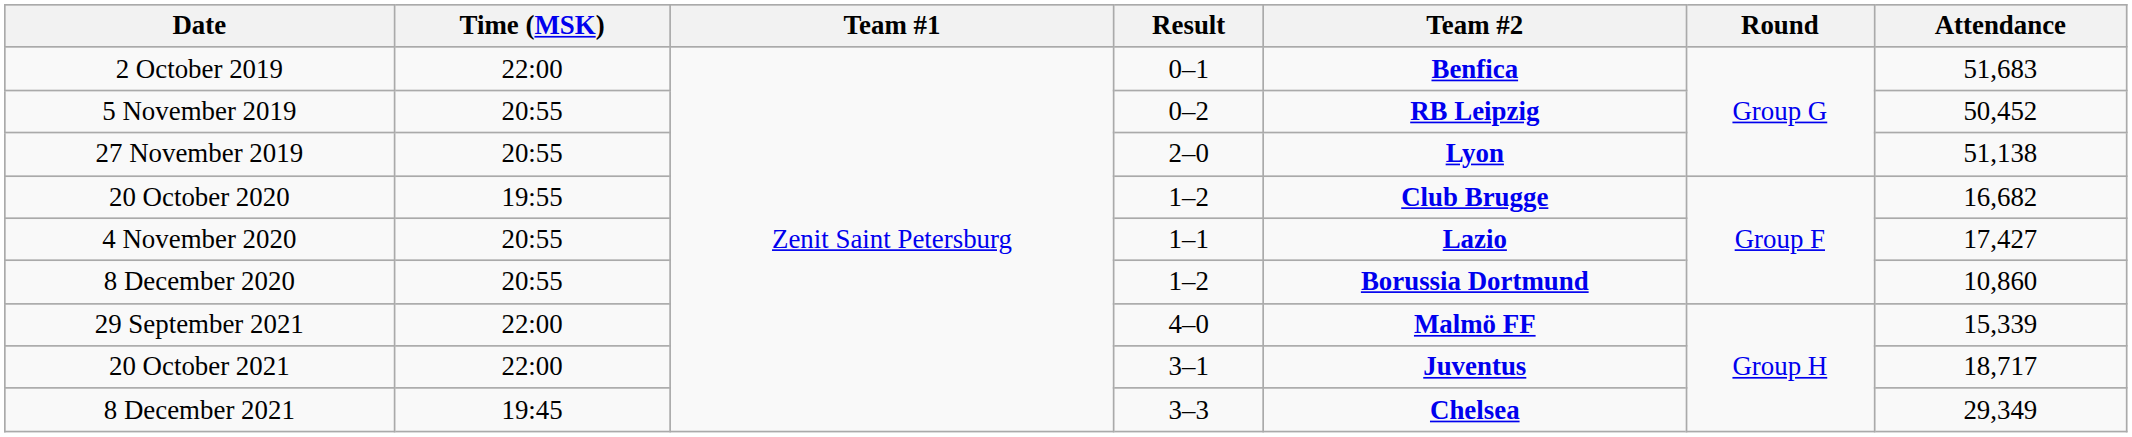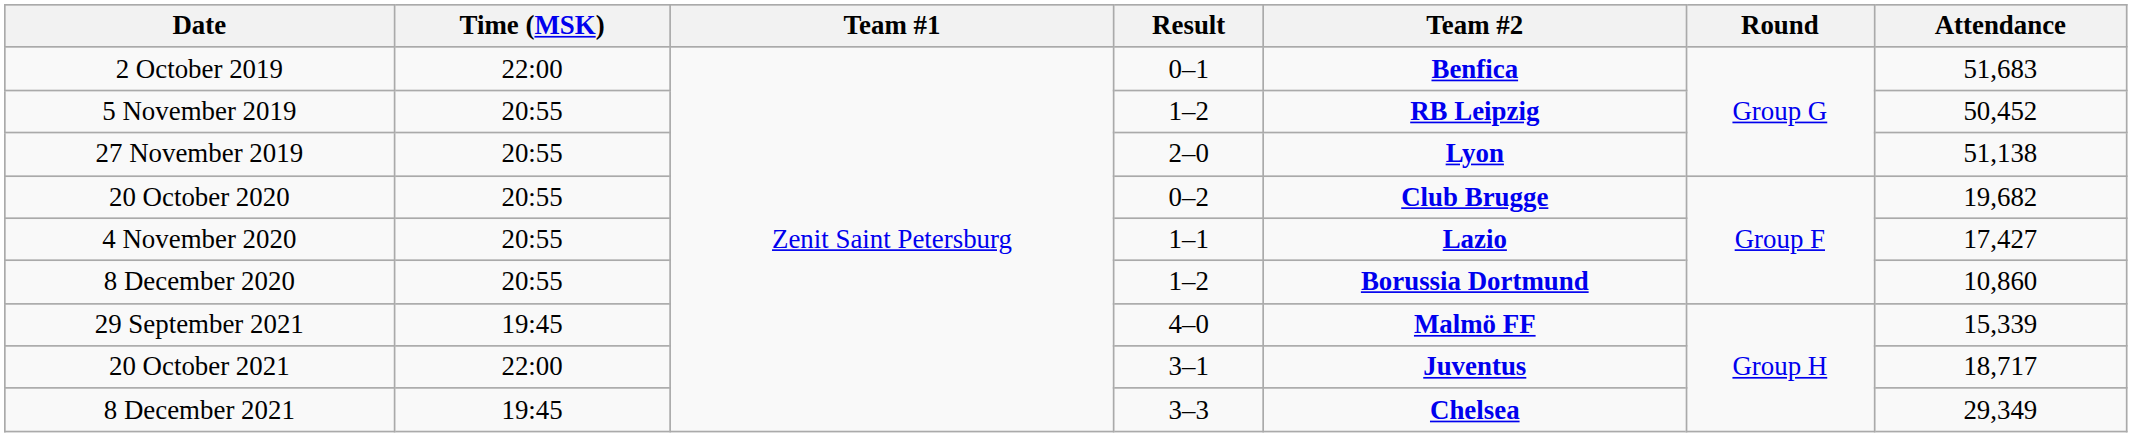(1189, 111) 0–2 -> (1189, 111) 1–2
(532, 196) 19:55 -> (532, 196) 20:55
(1189, 196) 1–2 -> (1189, 196) 0–2
(2000, 196) 16,682 -> (2000, 196) 19,682
(532, 324) 22:00 -> (532, 324) 19:45
